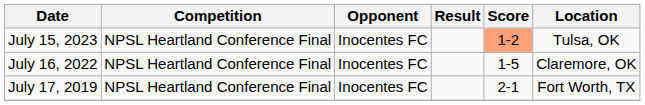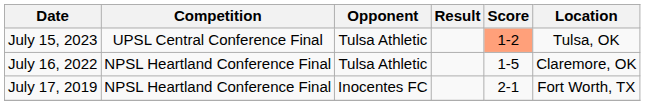(218, 40) NPSL Heartland Conference Final -> (218, 40) UPSL Central Conference Final
(383, 40) Inocentes FC -> (383, 40) Tulsa Athletic
(383, 64) Inocentes FC -> (383, 64) Tulsa Athletic
